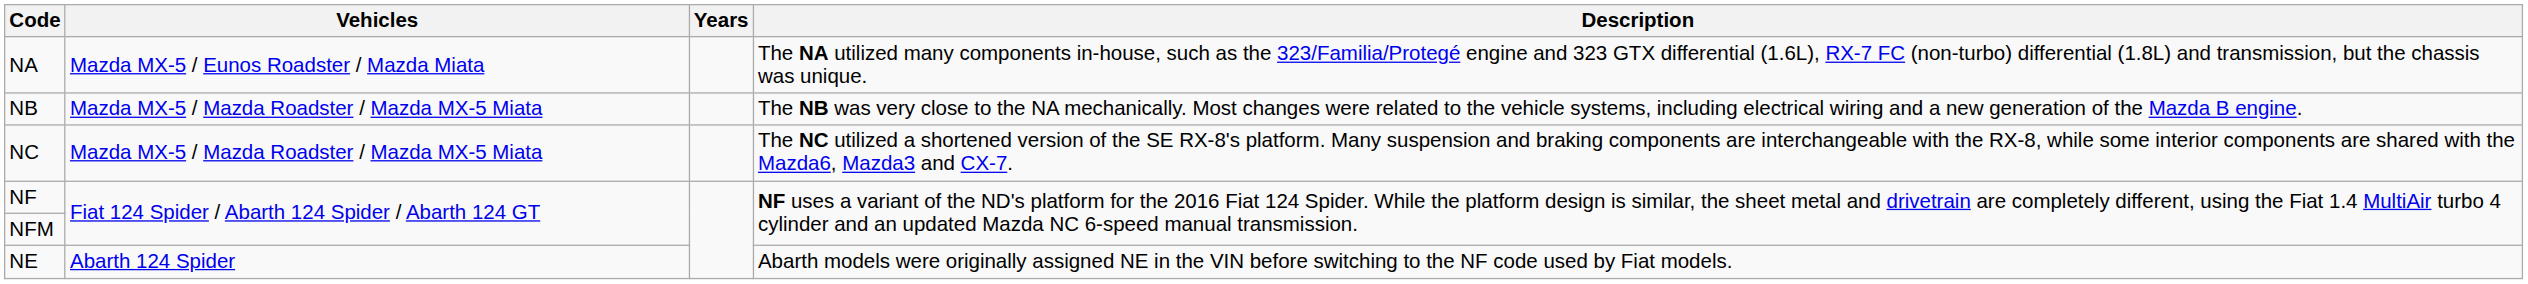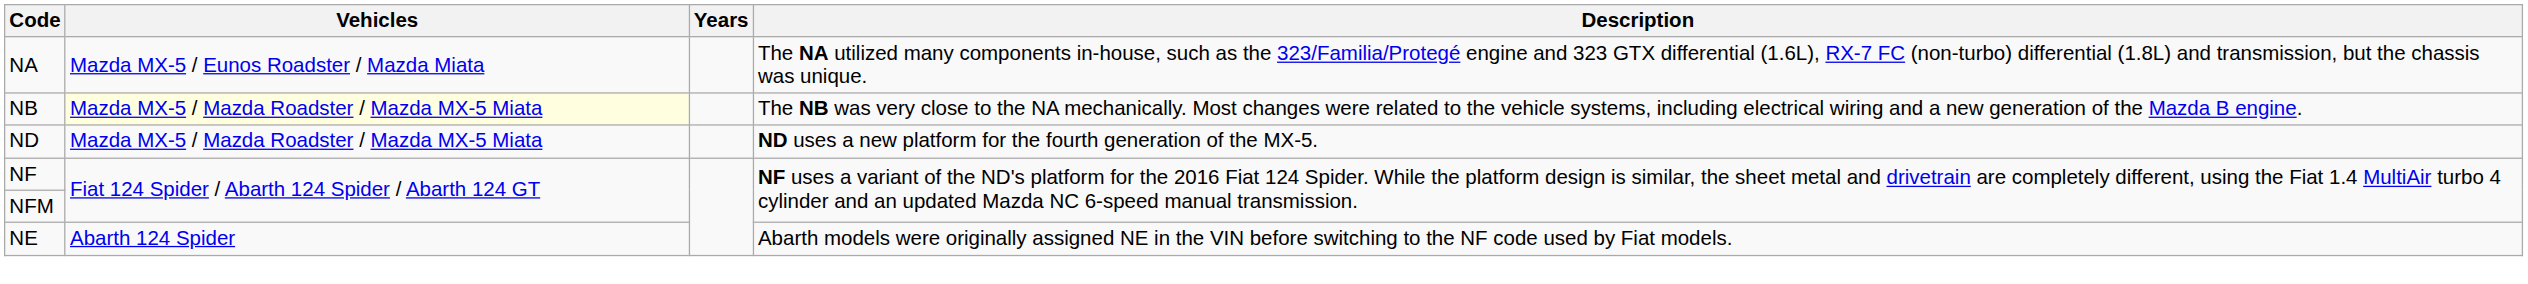(306, 108) no background -> (306, 108) lightyellow background
- row: (24, 152)
+ row: (24, 141)
